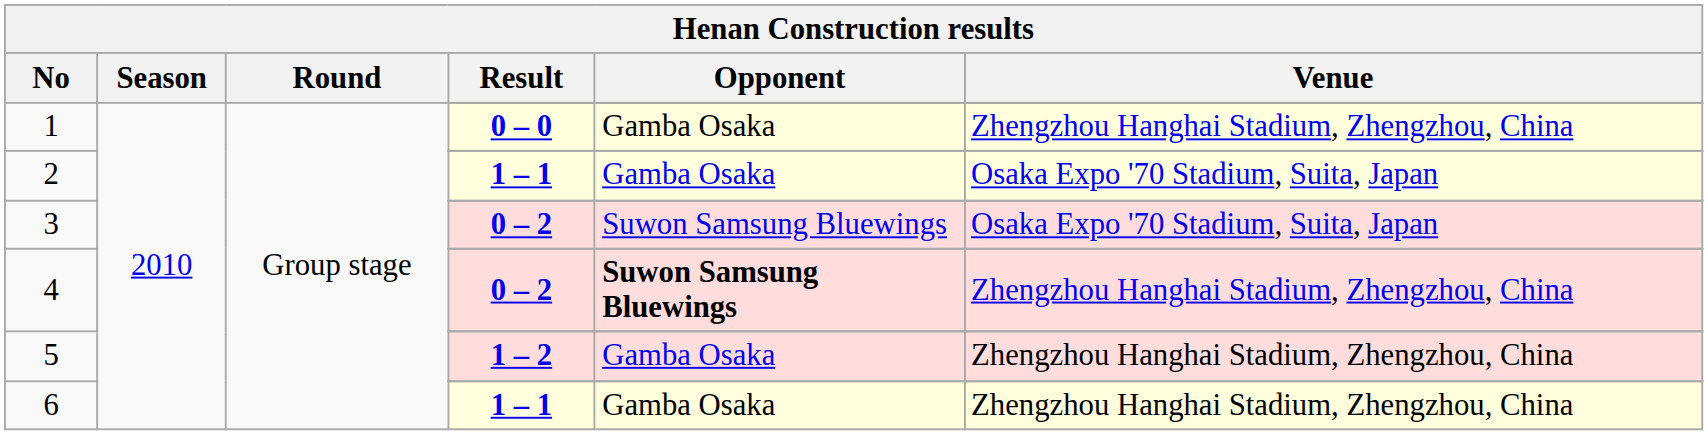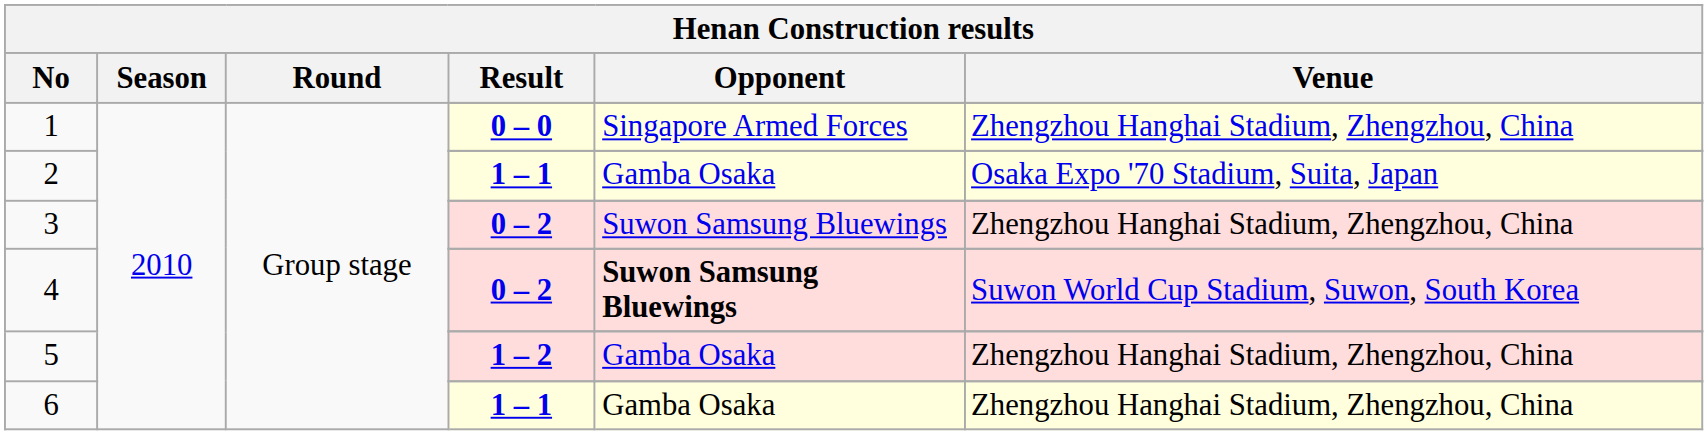(689, 126) Gamba Osaka -> (755, 126) Singapore Armed Forces
(1205, 223) Osaka Expo '70 Stadium, Suita, Japan -> (1272, 223) Zhengzhou Hanghai Stadium, Zhengzhou, China
(1272, 289) Zhengzhou Hanghai Stadium, Zhengzhou, China -> (1275, 289) Suwon World Cup Stadium, Suwon, South Korea
